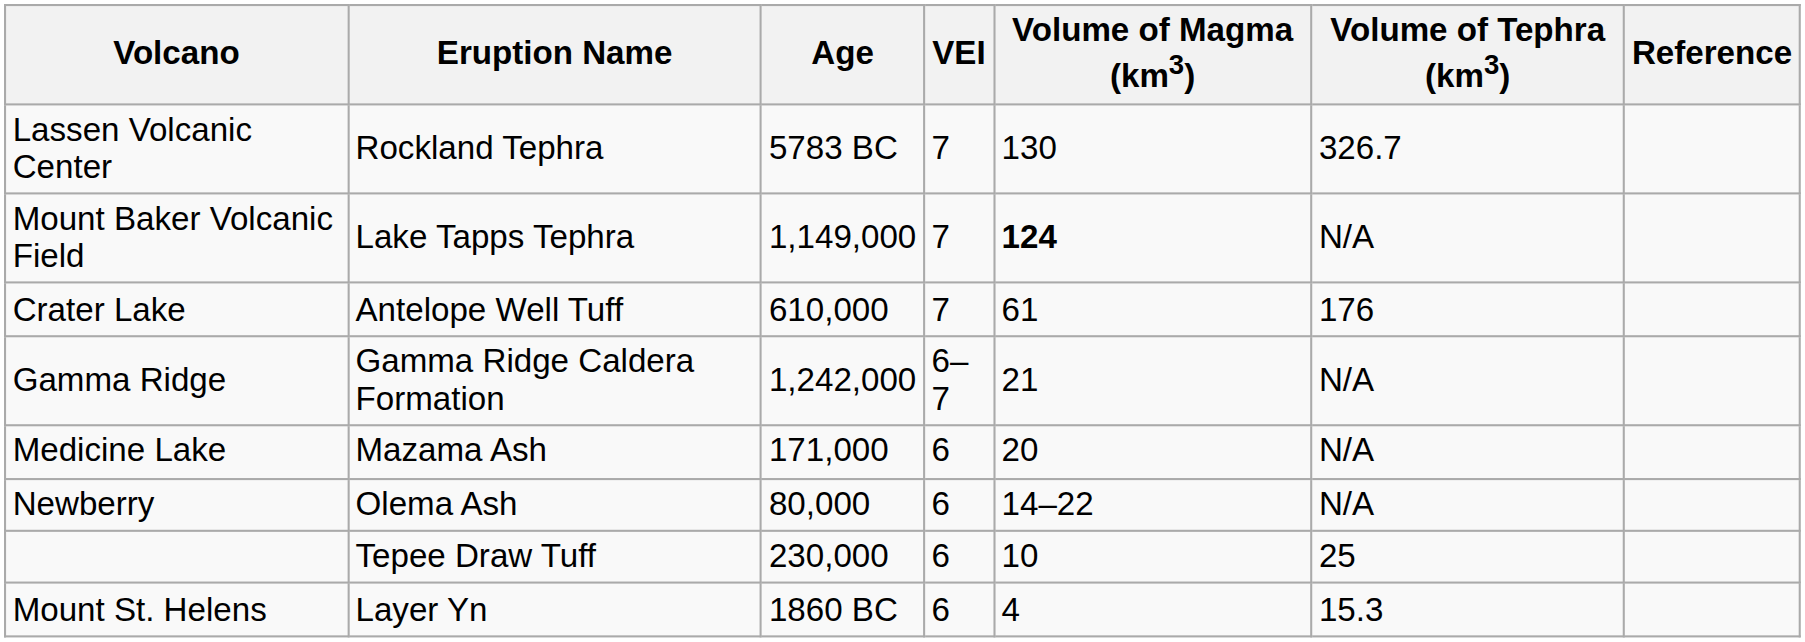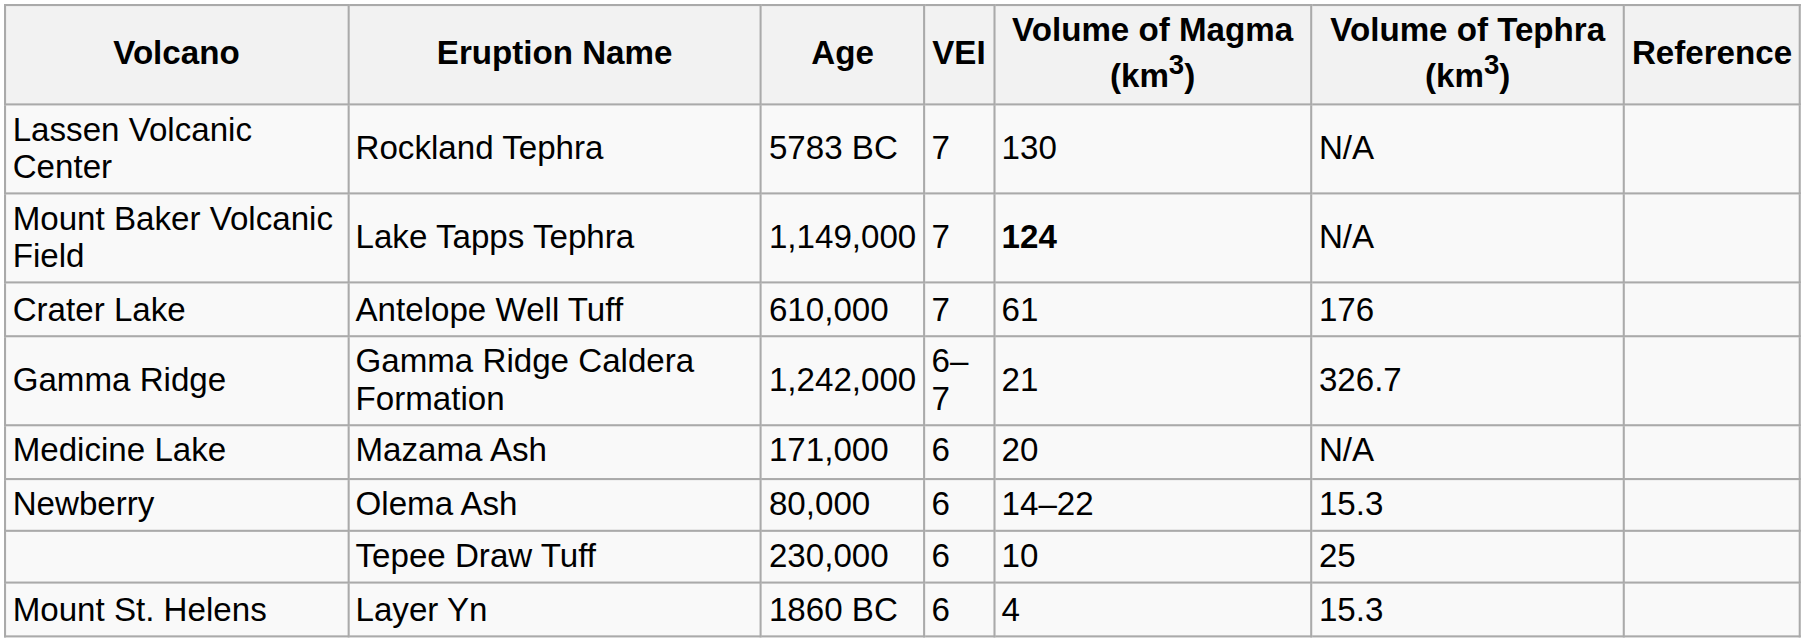(1360, 148) 326.7 -> (1347, 148) N/A
(1347, 380) N/A -> (1360, 380) 326.7
(1347, 503) N/A -> (1351, 503) 15.3
